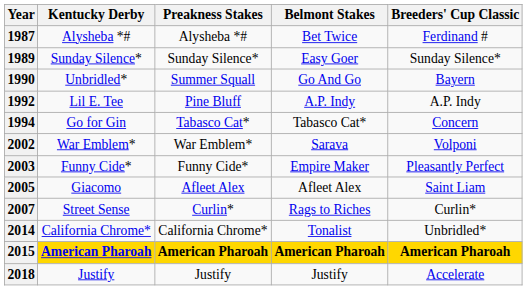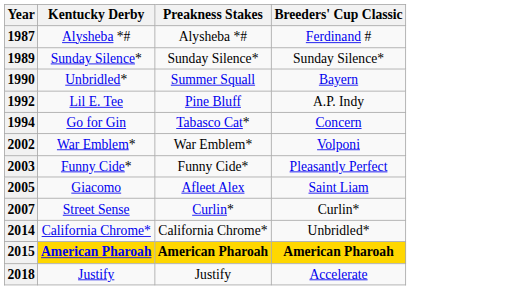- column: (330, 15)
